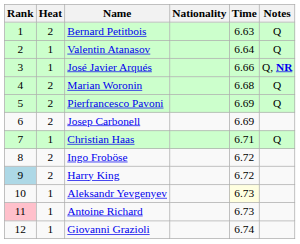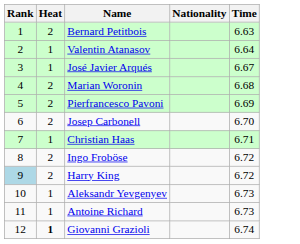- column: (277, 13)
(244, 67) 6.66 -> (244, 67) 6.67
(244, 121) 6.69 -> (244, 121) 6.70
(244, 193) lightyellow background -> (244, 193) no background
(20, 211) pink background -> (20, 211) no background
(50, 229) normal -> (50, 229) bold
